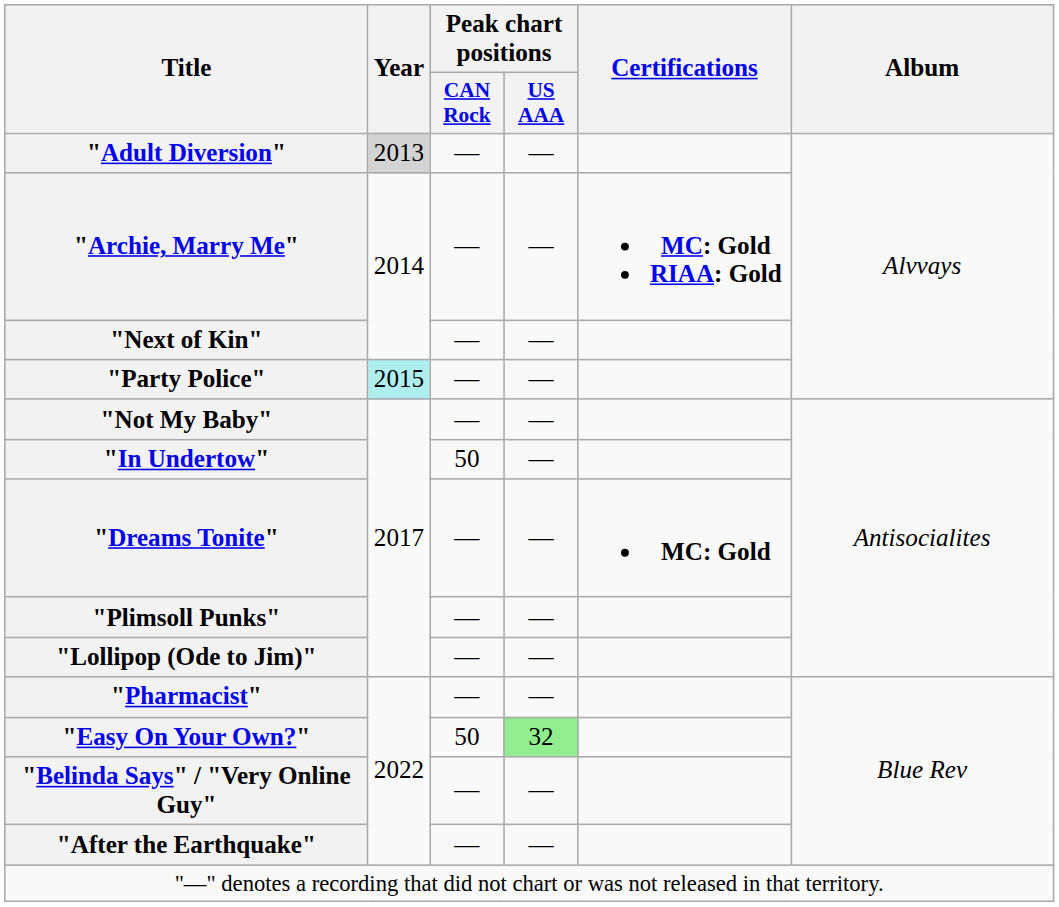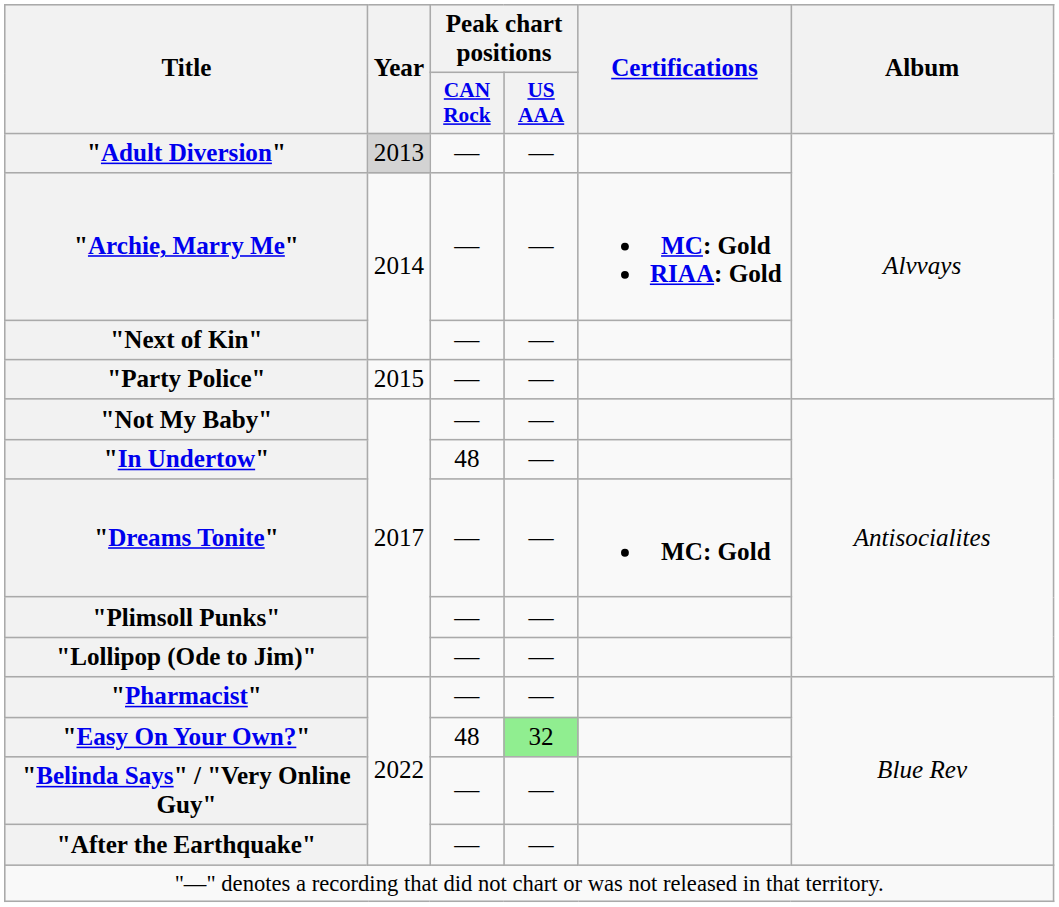(399, 379) paleturquoise background -> (399, 379) no background
(467, 458) 50 -> (467, 458) 48
(467, 736) 50 -> (467, 736) 48
